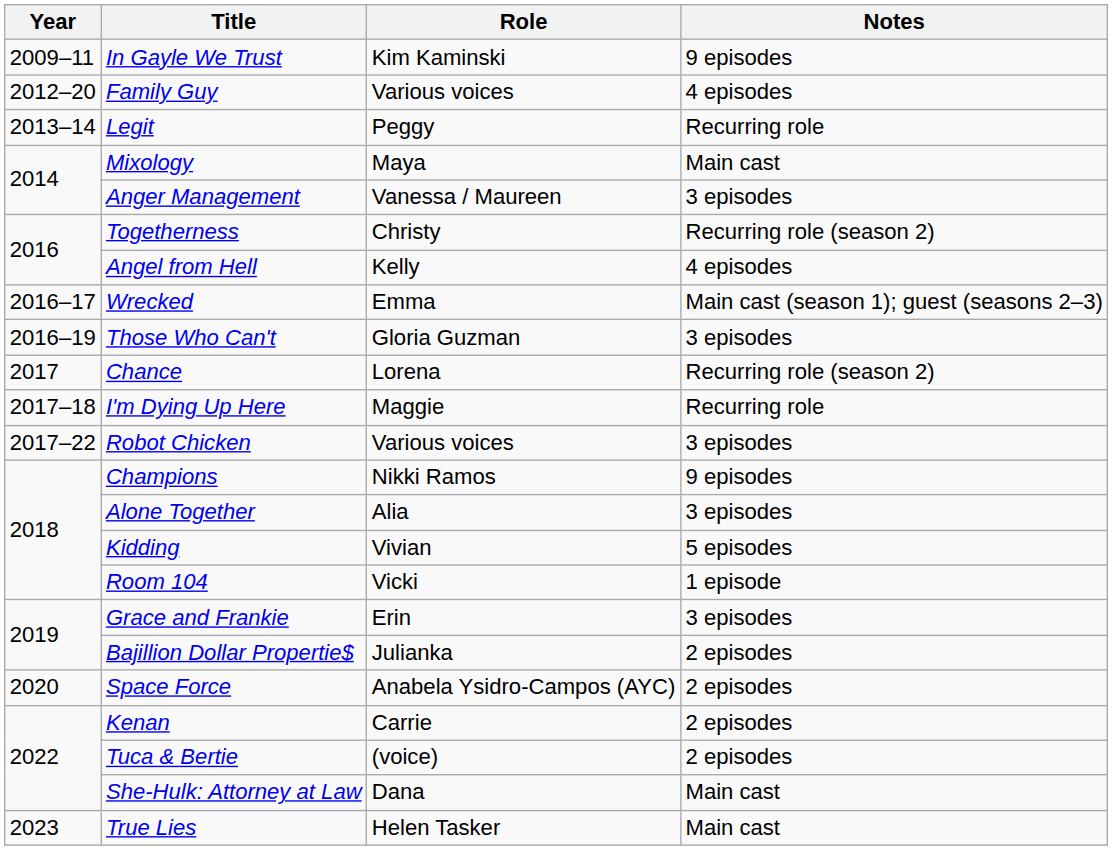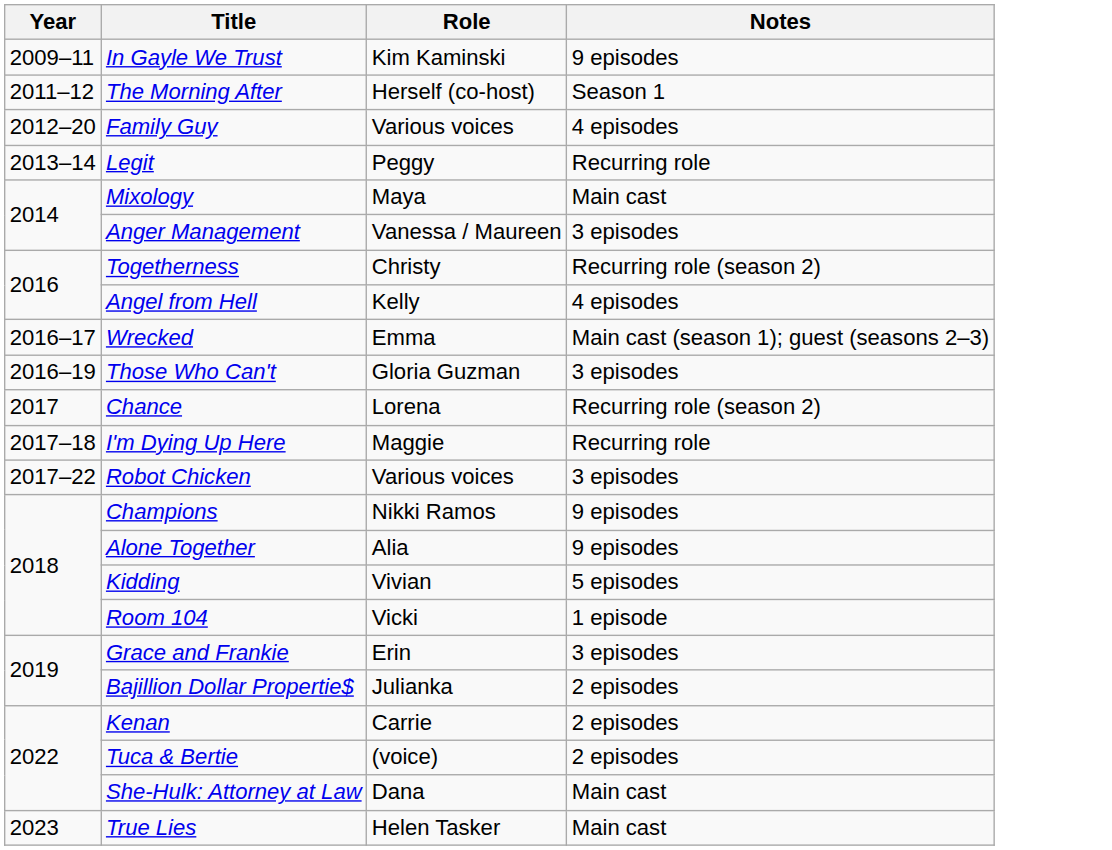+ row: (194, 92)
(739, 512) 3 episodes -> (625, 547) 9 episodes
- row: (169, 687)
